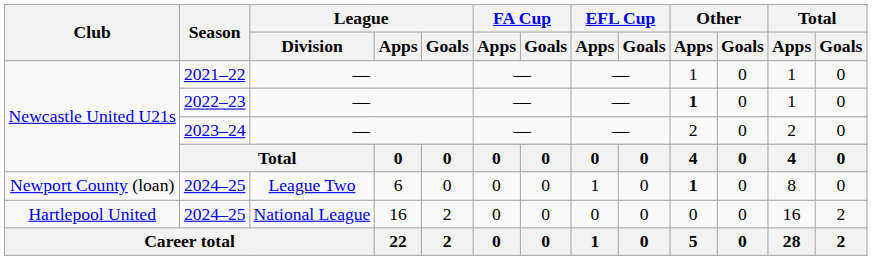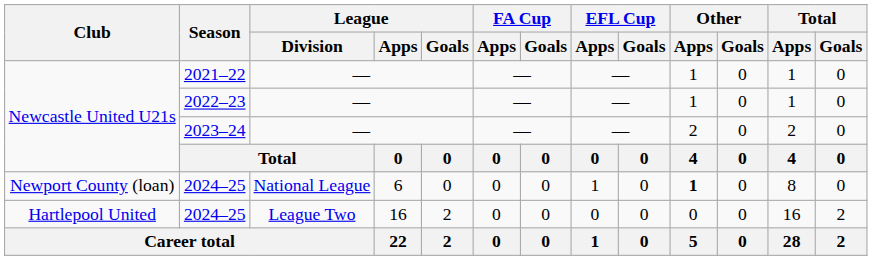(693, 102) bold -> (693, 102) normal
(312, 185) League Two -> (312, 185) National League
(312, 213) National League -> (312, 213) League Two
